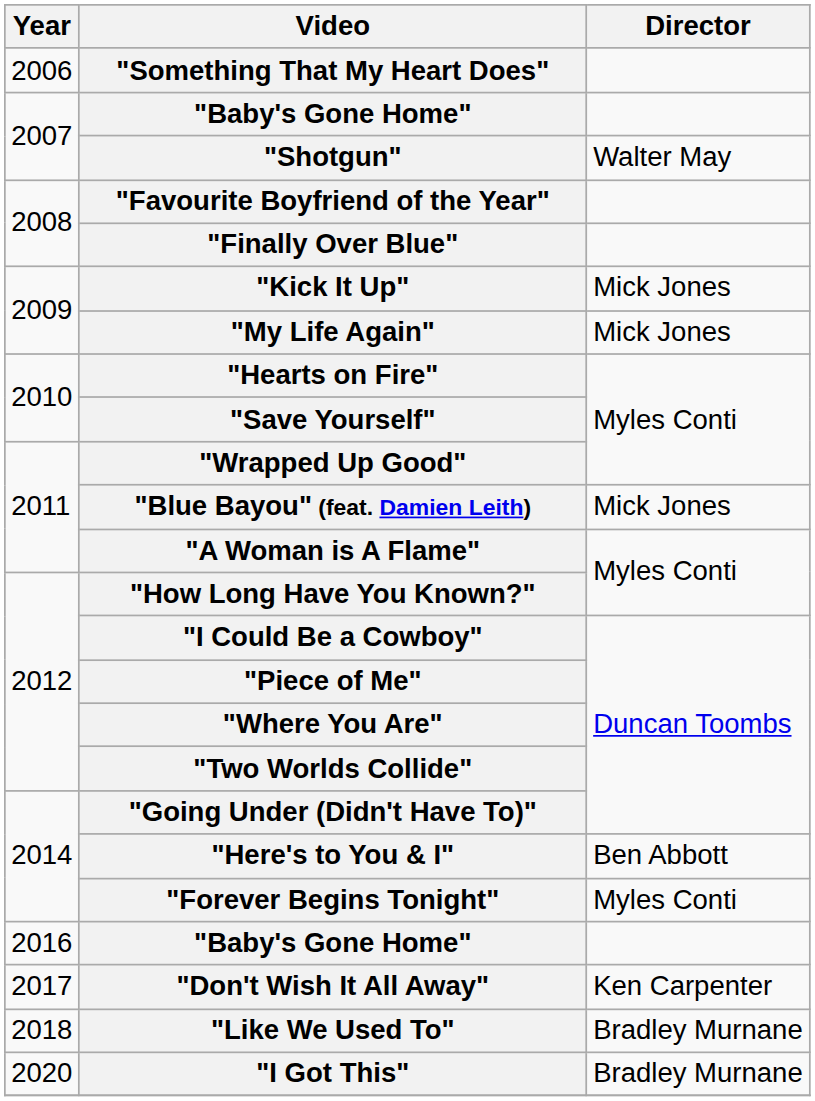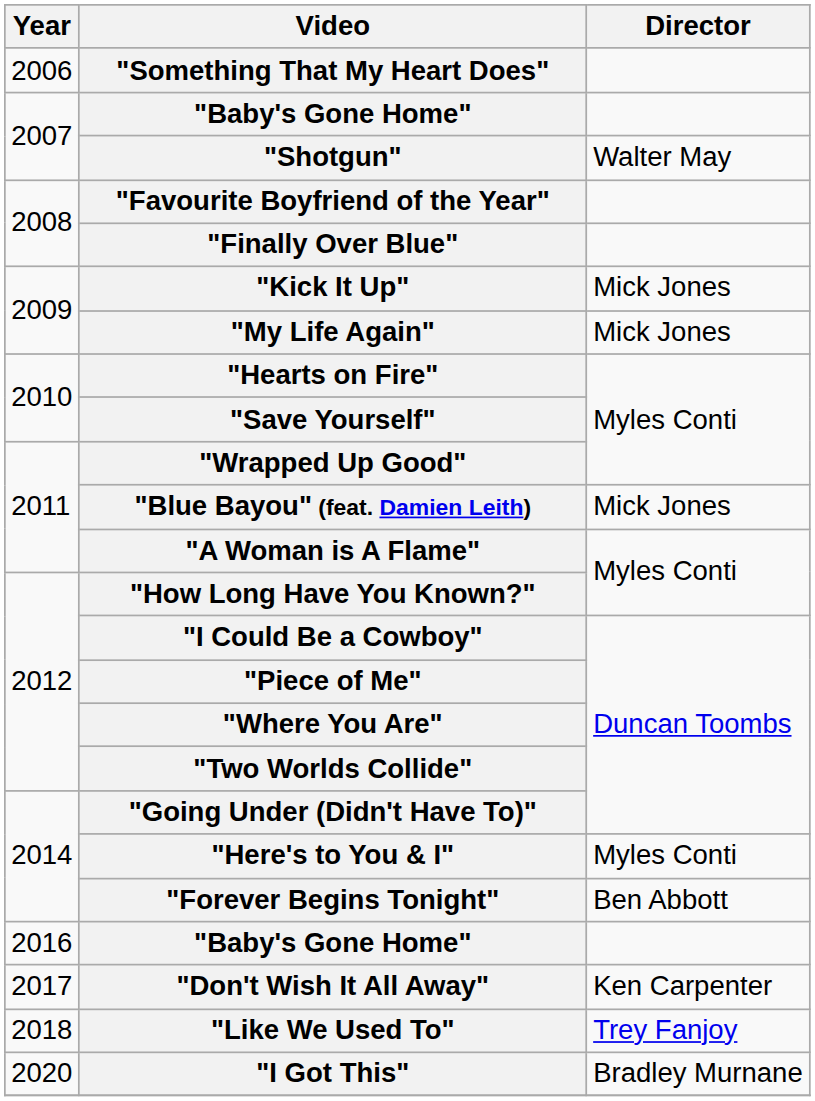(660, 855) Ben Abbott -> (665, 855) Myles Conti
(665, 899) Myles Conti -> (660, 899) Ben Abbott
(698, 1030) Bradley Murnane -> (665, 1030) Trey Fanjoy
